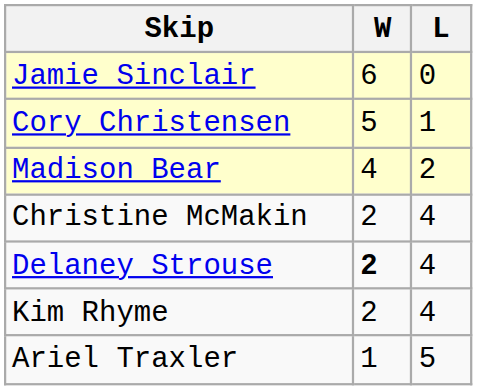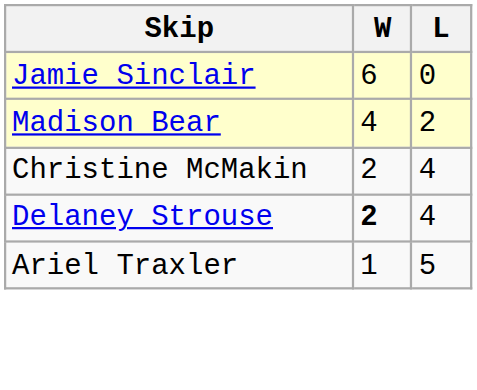- row: (151, 123)
- row: (90, 312)
